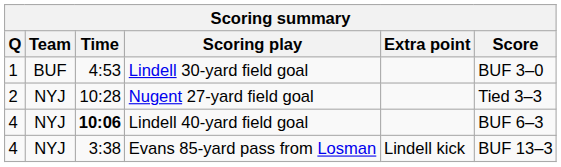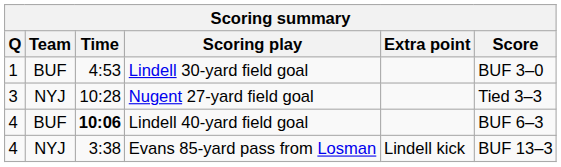(13, 97) 2 -> (13, 97) 3
(50, 123) NYJ -> (50, 123) BUF
